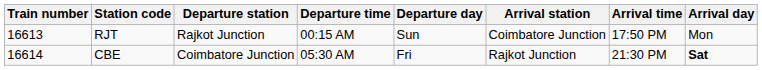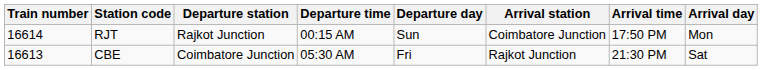(25, 34) 16613 -> (25, 34) 16614
(25, 55) 16614 -> (25, 55) 16613
(698, 55) bold -> (698, 55) normal
